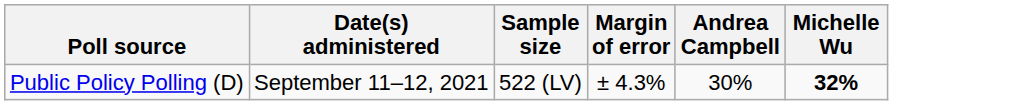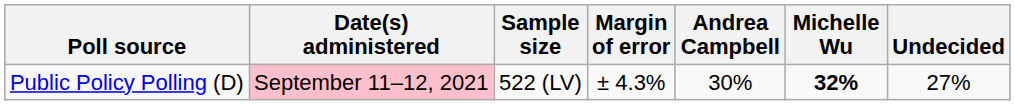+ column: (949, 47)
(371, 82) no background -> (371, 82) pink background
